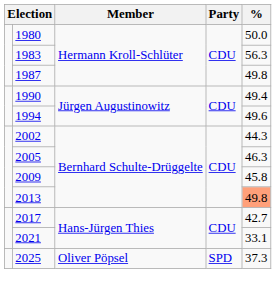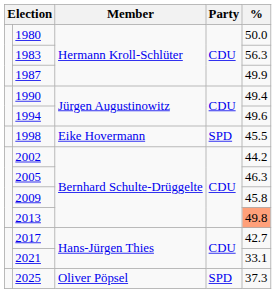(256, 75) 49.8 -> (256, 75) 49.9
+ row: (28, 136)
(256, 136) 44.3 -> (256, 156) 44.2
